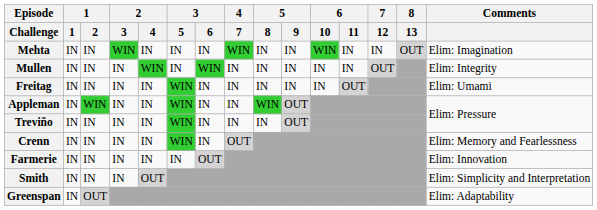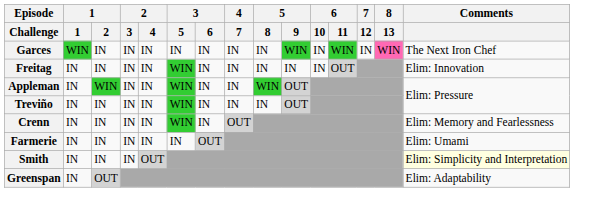+ row: (34, 50)
- row: (34, 50)
- row: (34, 68)
(460, 86) Elim: Umami -> (445, 68) Elim: Innovation
(468, 159) Elim: Innovation -> (437, 141) Elim: Umami
(509, 178) no background -> (486, 159) lightyellow background
